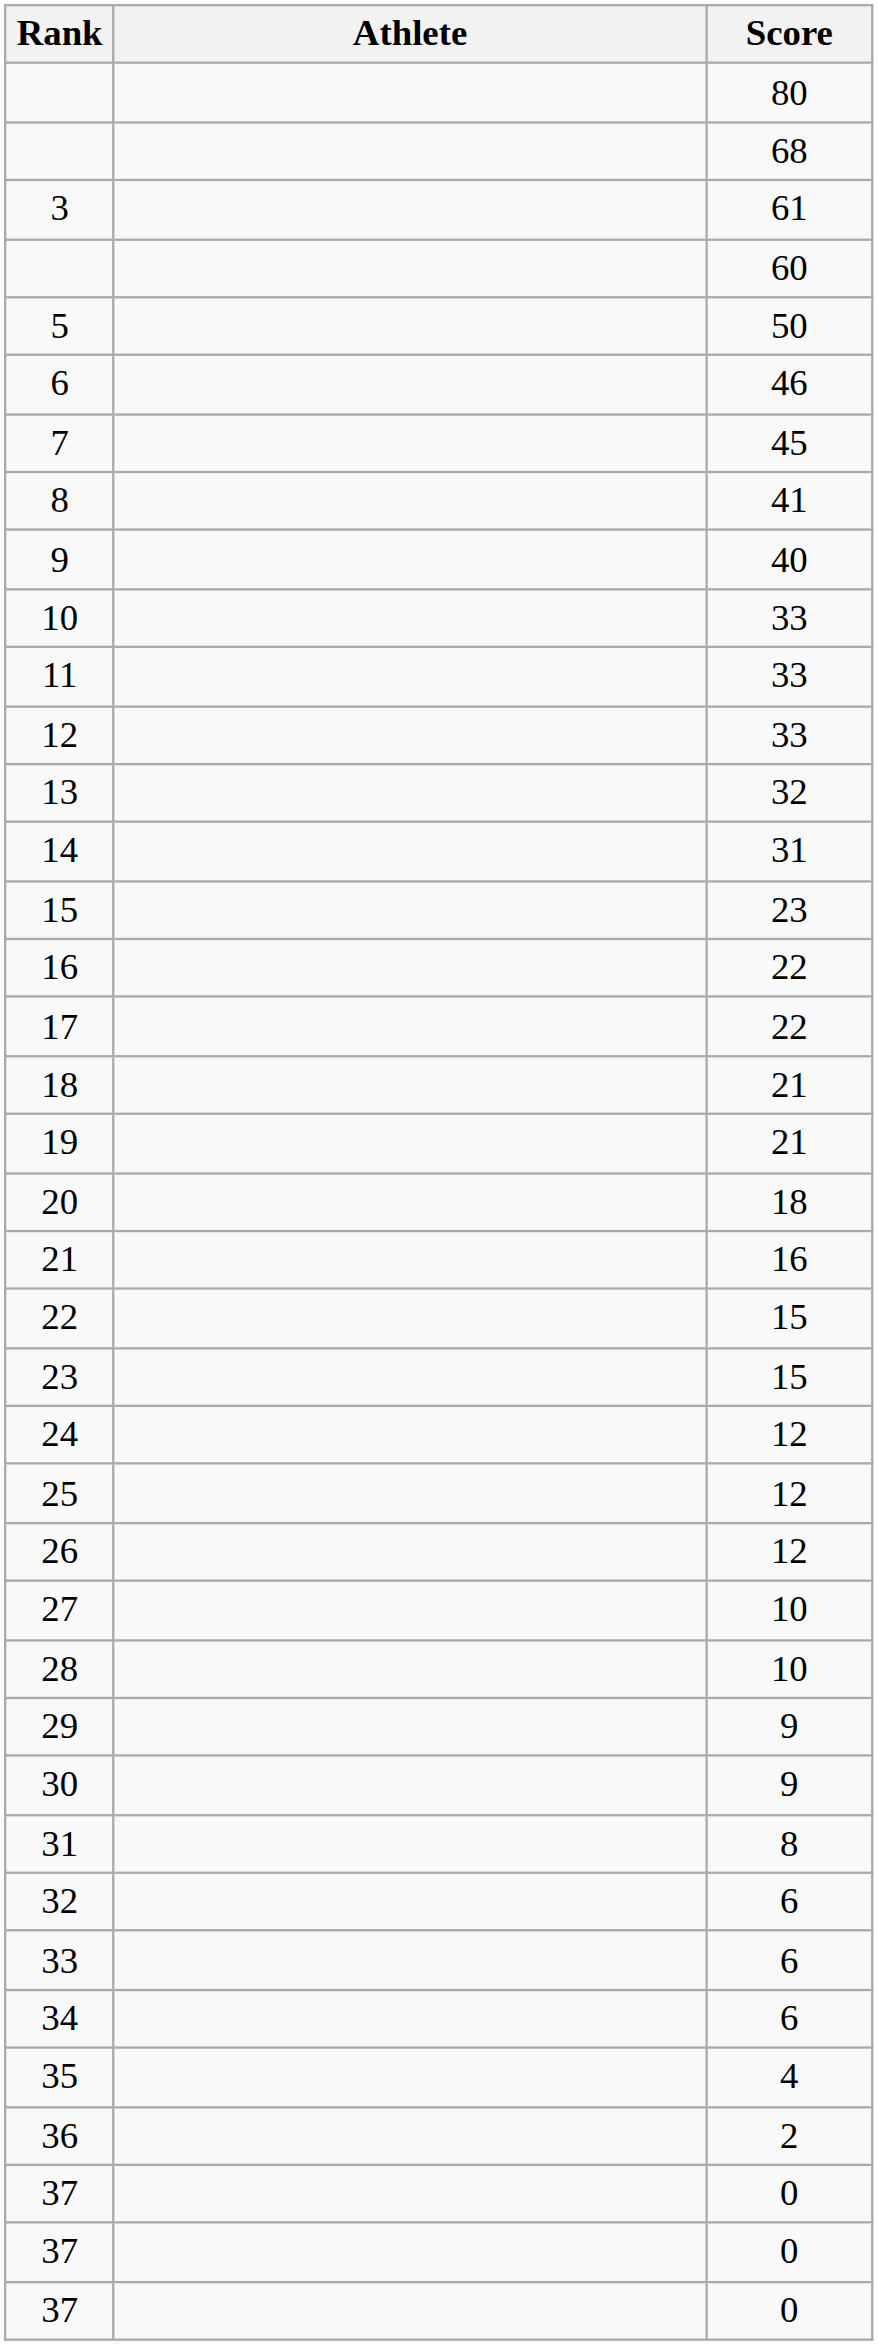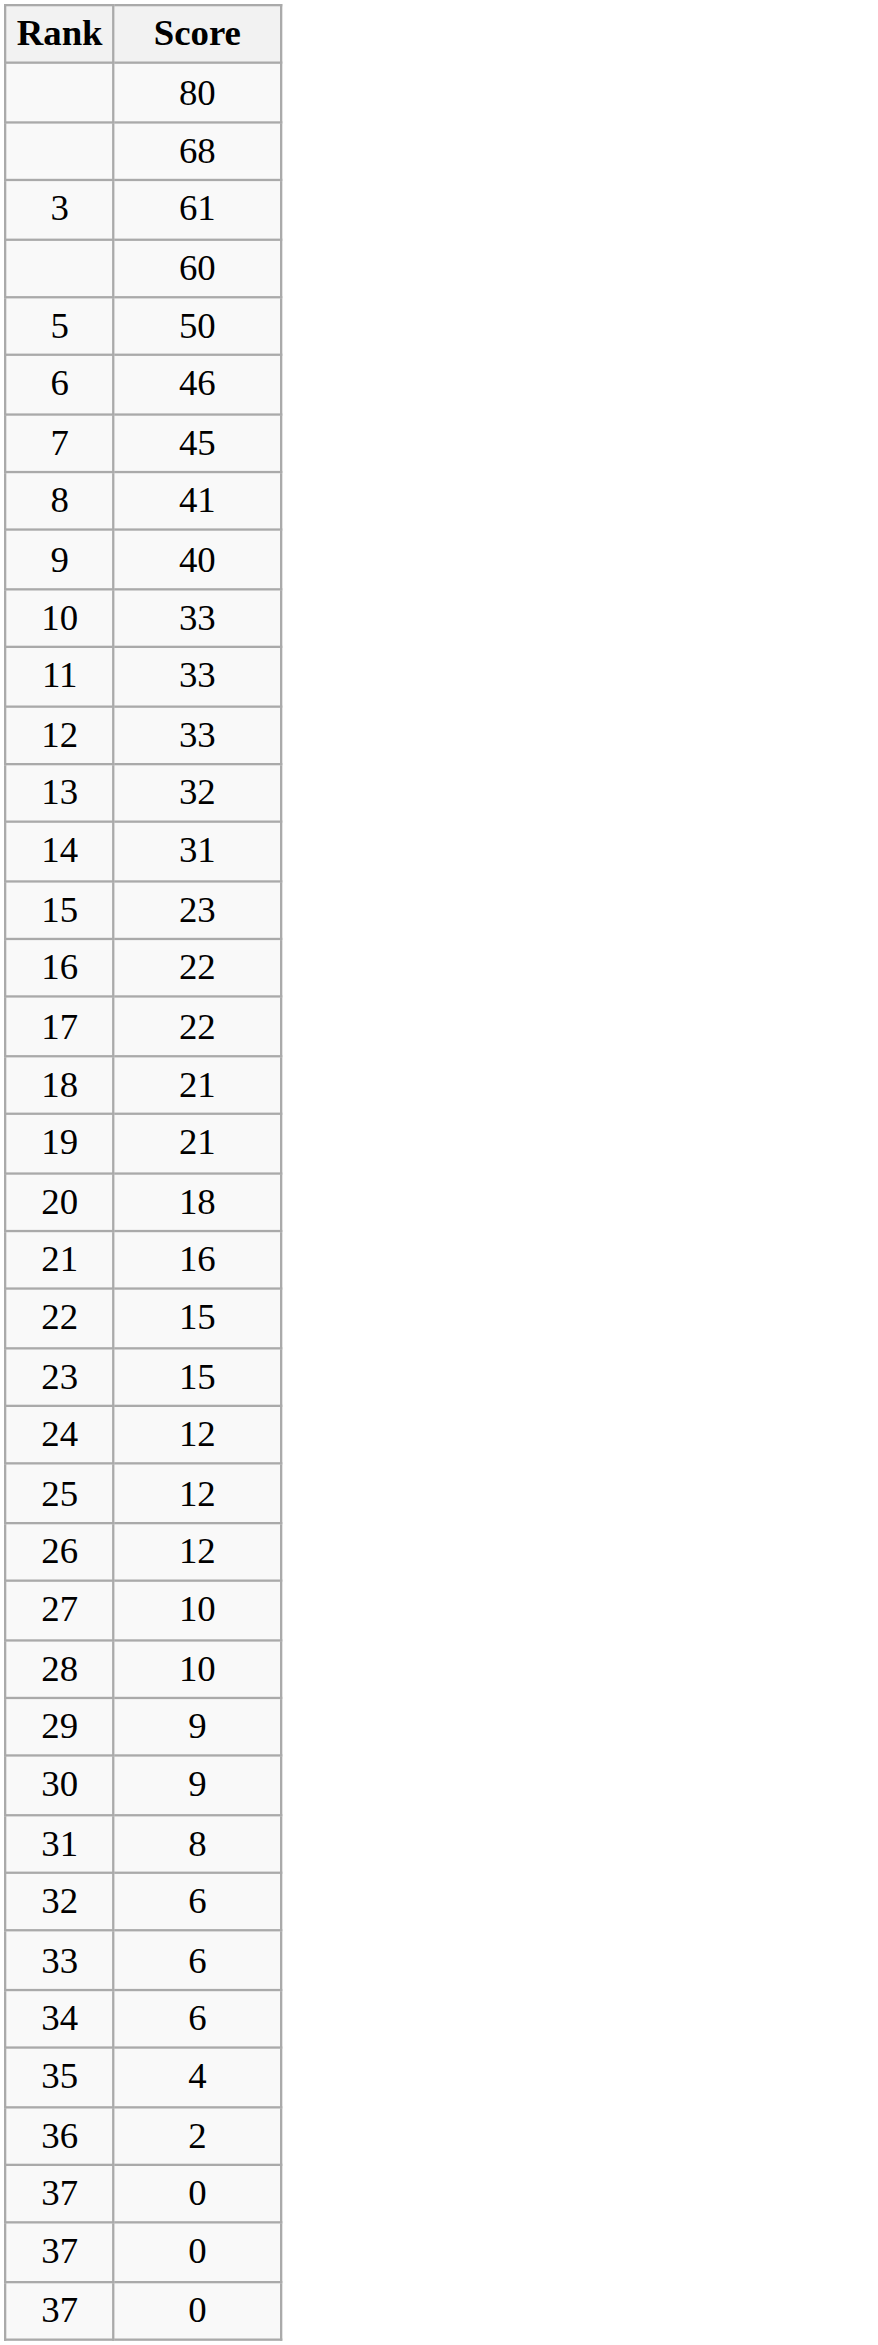- column: (410, 33)
